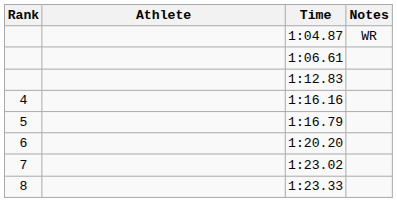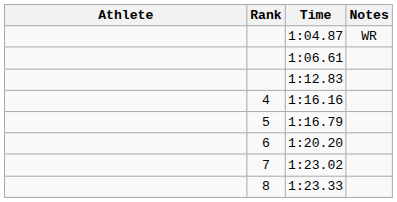columns swapped: (23, 15) <-> (164, 15)
